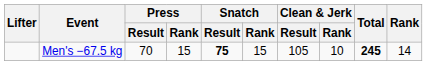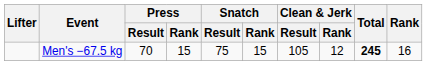(222, 51) bold -> (222, 51) normal
(337, 51) 10 -> (337, 51) 12
(405, 51) 14 -> (405, 51) 16
